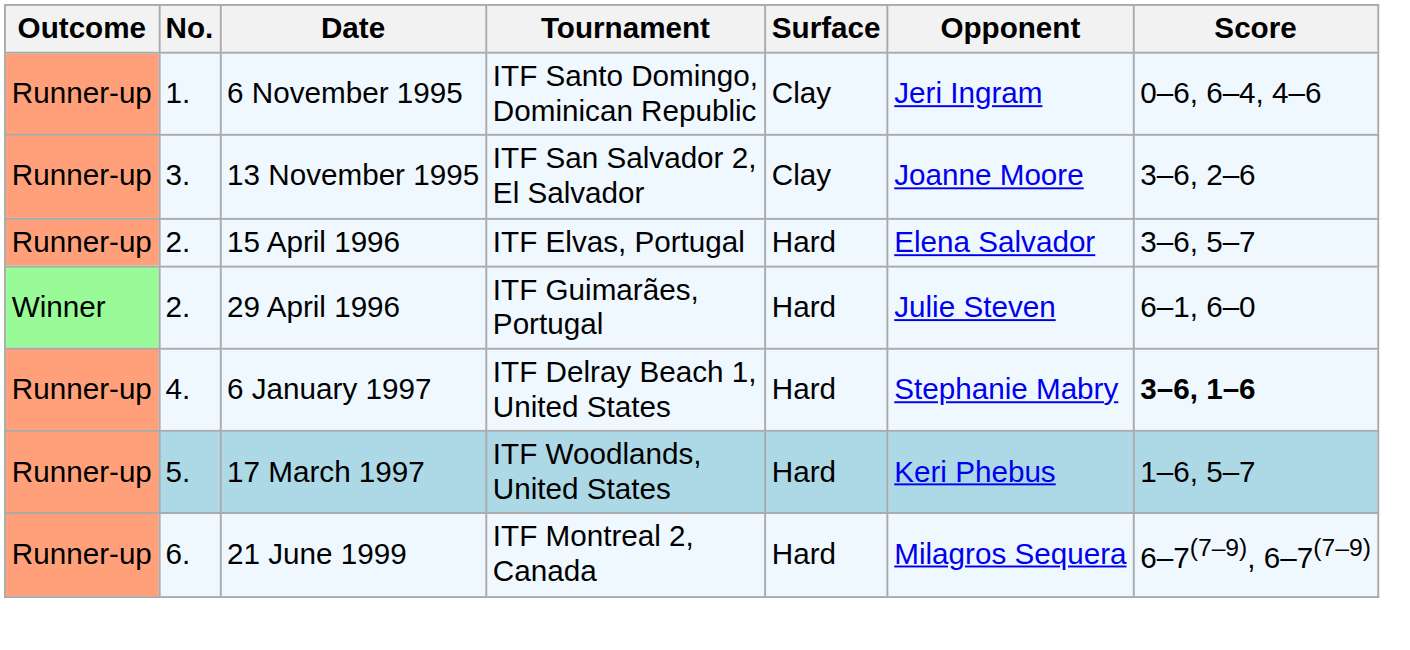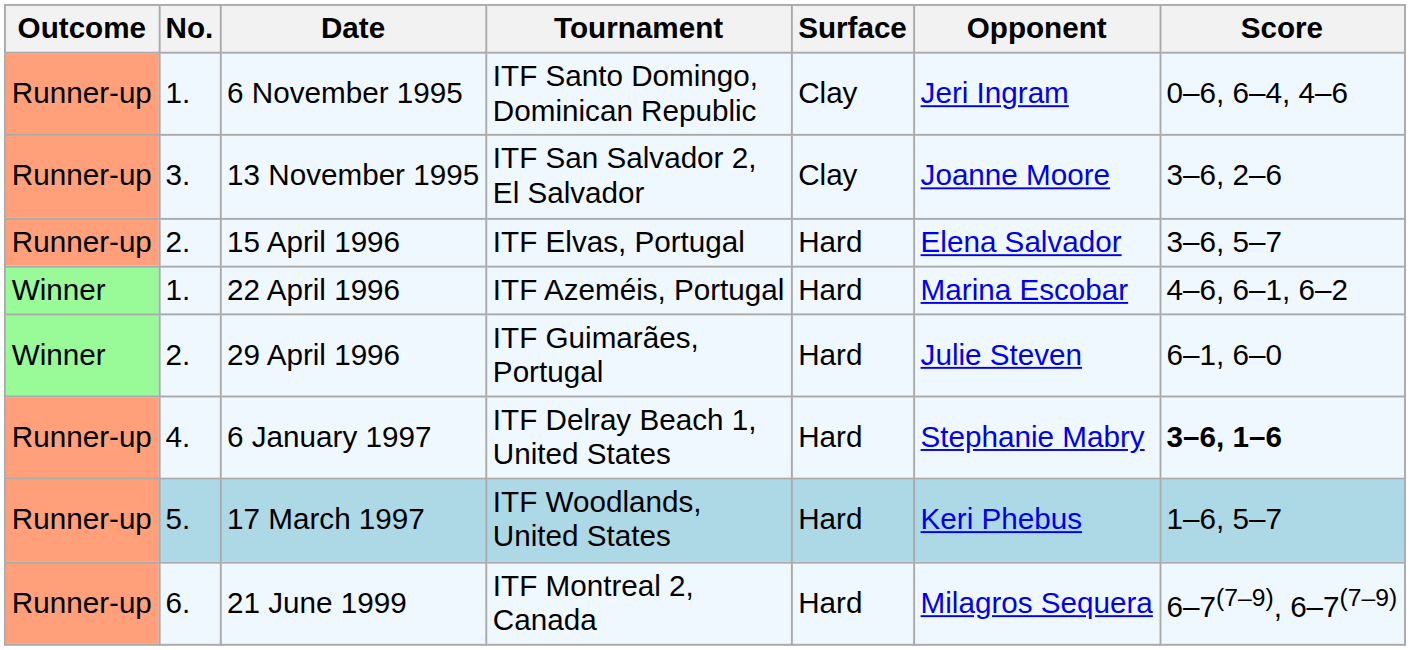+ row: (314, 289)
